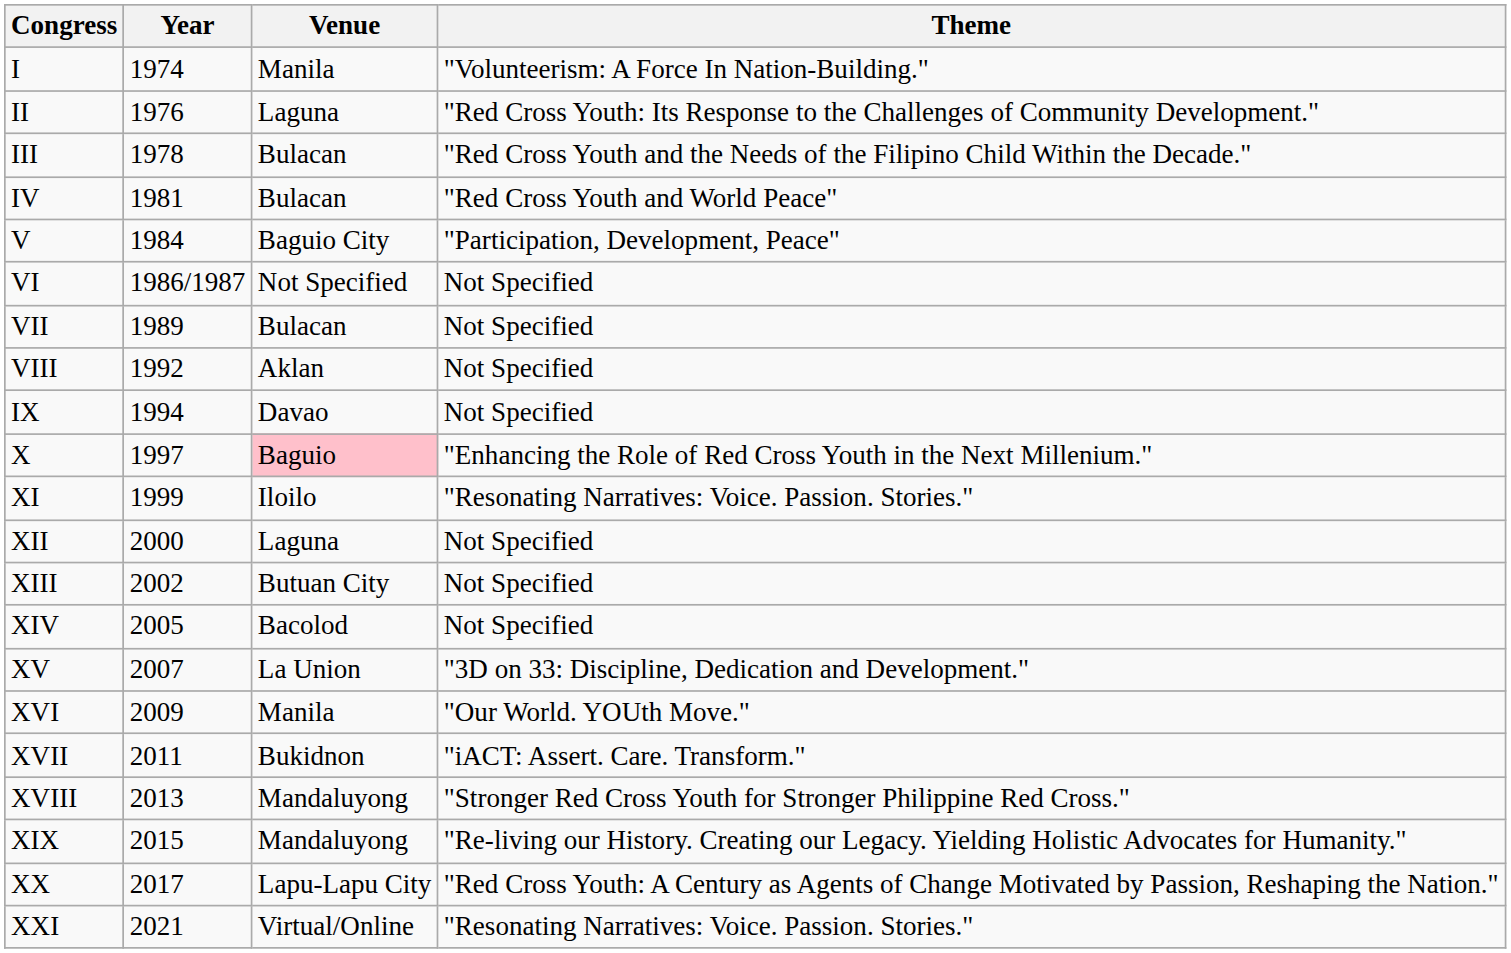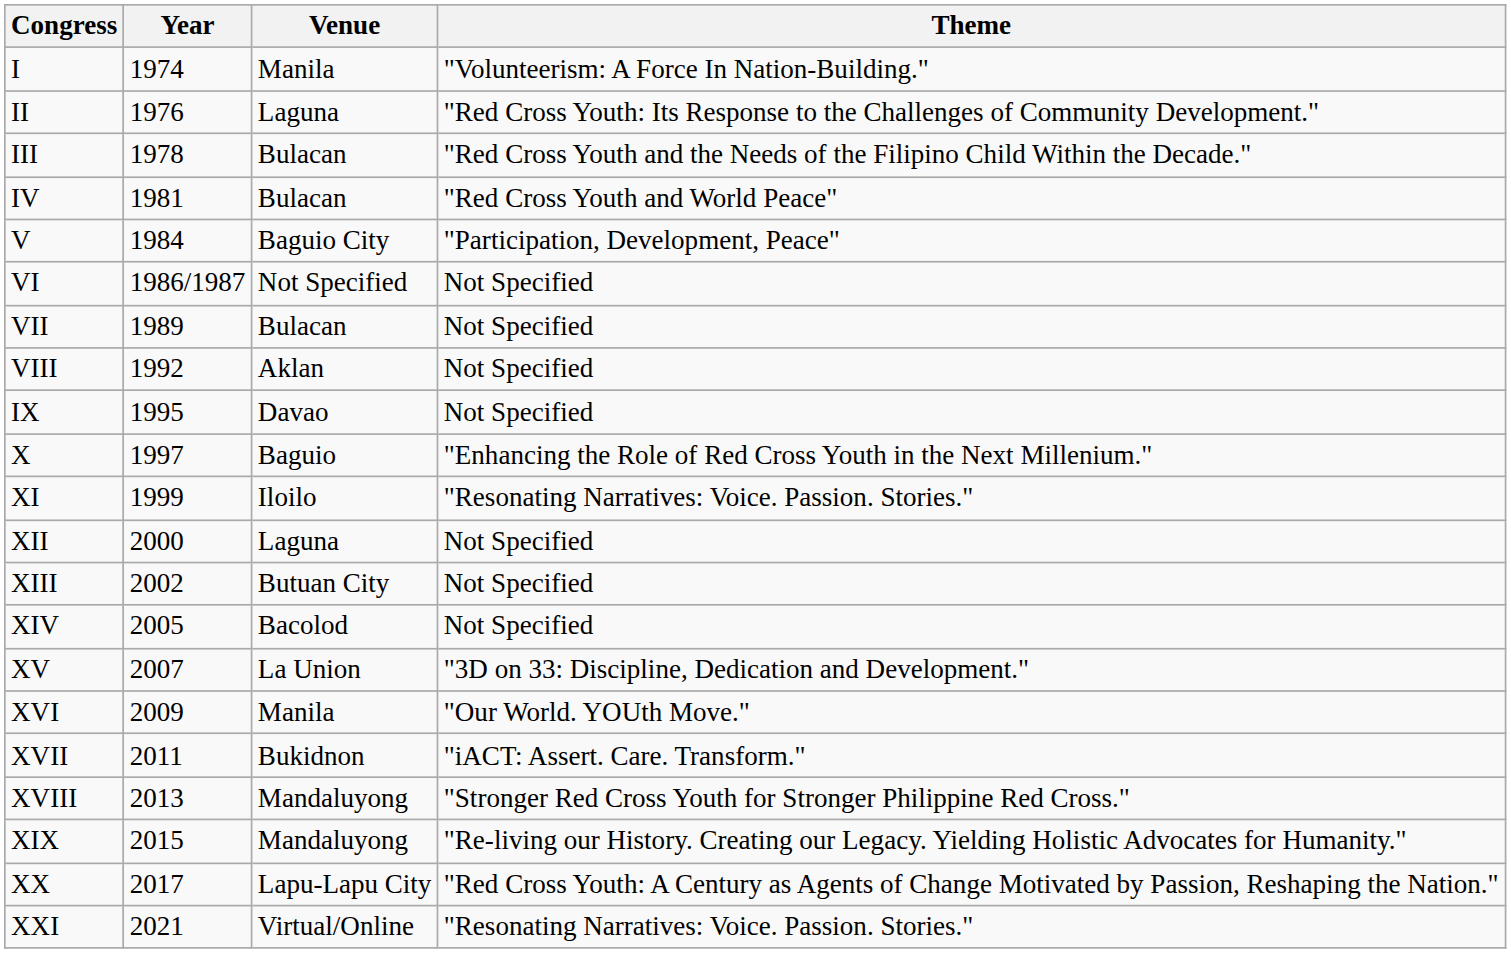(157, 411) 1994 -> (157, 411) 1995
(297, 454) pink background -> (297, 454) no background
